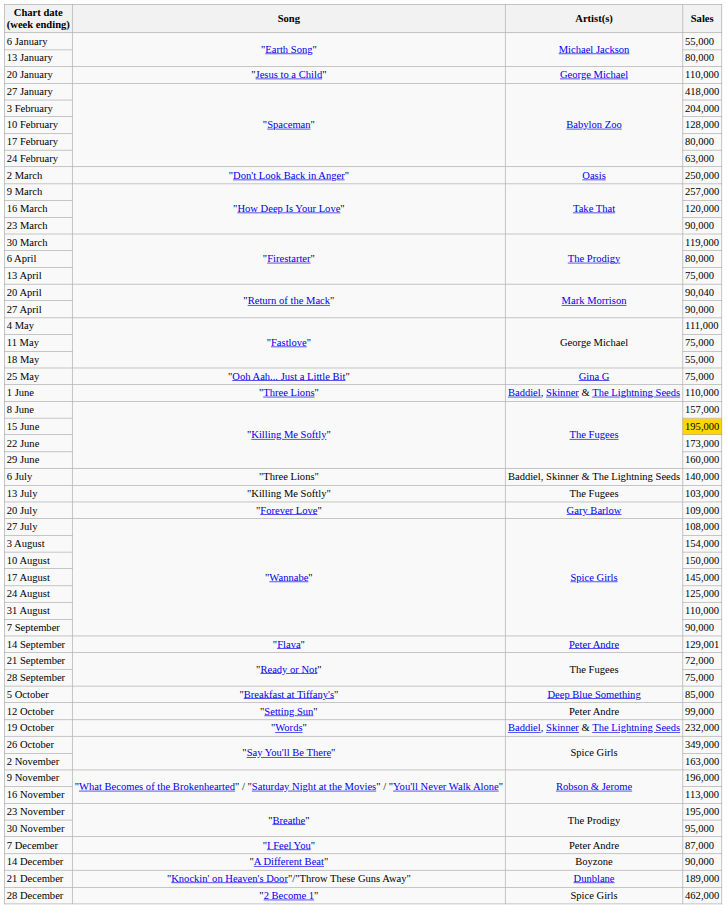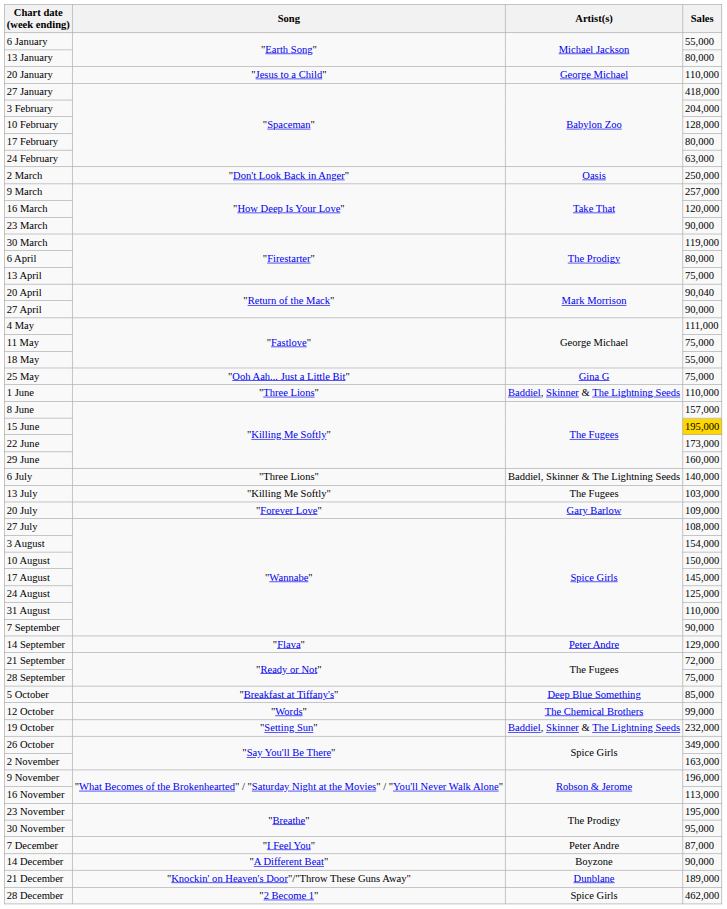(702, 644) 129,001 -> (702, 644) 129,000
(289, 711) "Setting Sun" -> (289, 711) "Words"
(594, 711) Peter Andre -> (594, 711) The Chemical Brothers
(289, 728) "Words" -> (289, 728) "Setting Sun"
